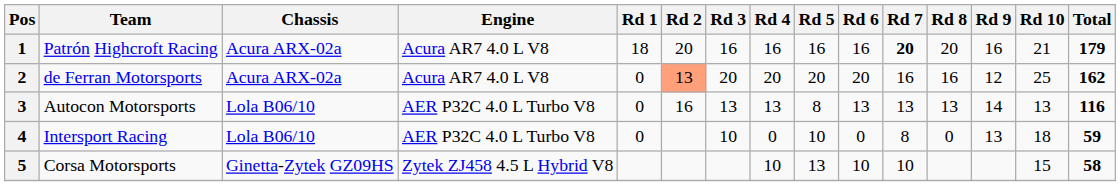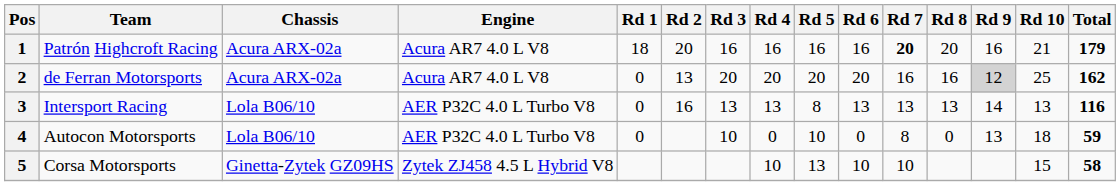(684, 77) lightsalmon background -> (684, 77) no background
(993, 77) no background -> (993, 77) lightgrey background
(120, 107) Autocon Motorsports -> (105, 107) Intersport Racing
(105, 136) Intersport Racing -> (120, 136) Autocon Motorsports
